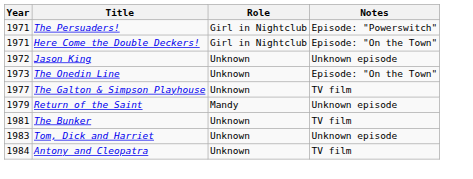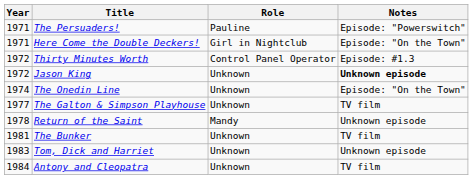(258, 28) Girl in Nightclub -> (230, 28) Pauline
+ row: (91, 58)
(354, 58) normal -> (383, 74) bold
(18, 74) 1973 -> (18, 89) 1974
(18, 105) 1979 -> (18, 120) 1978
